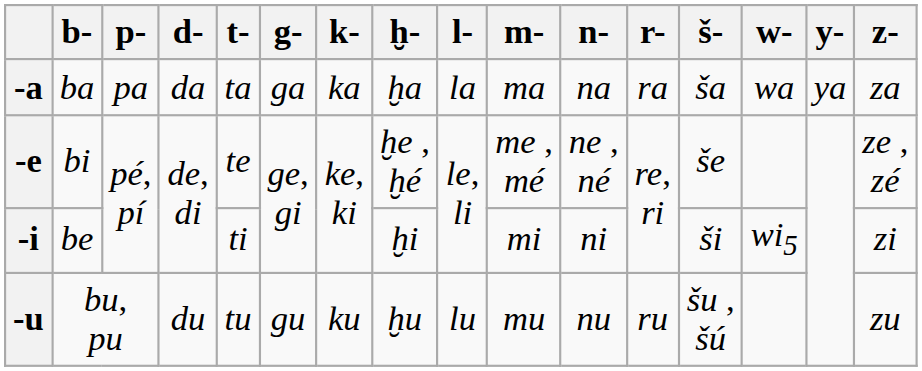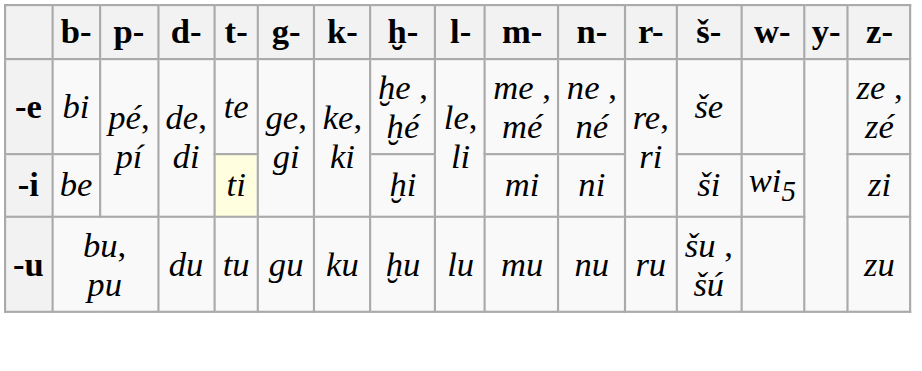- row: (28, 86)
(238, 239) no background -> (236, 184) lightyellow background
